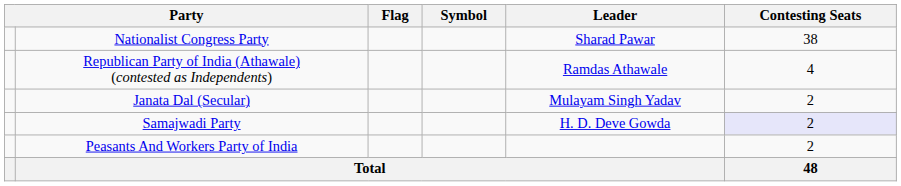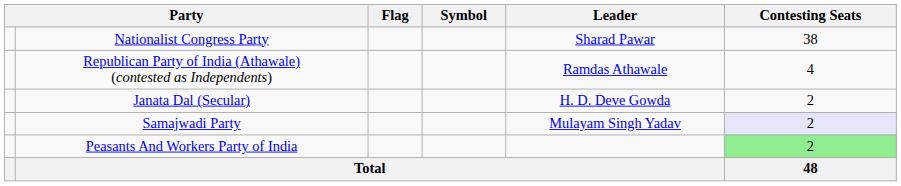(615, 100) Mulayam Singh Yadav -> (615, 100) H. D. Deve Gowda
(615, 123) H. D. Deve Gowda -> (615, 123) Mulayam Singh Yadav
(810, 146) no background -> (810, 146) lightgreen background
